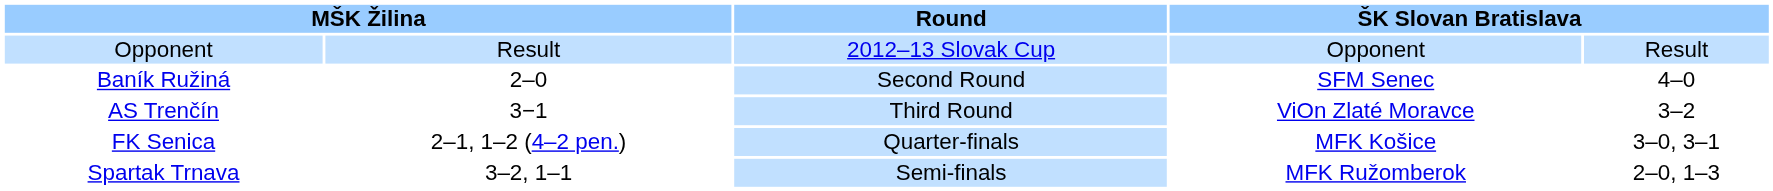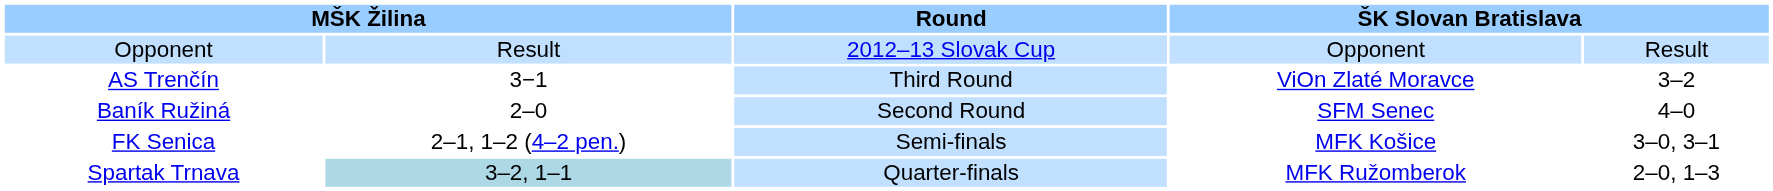rows swapped: (164, 80) <-> (164, 110)
(951, 141) Quarter-finals -> (951, 141) Semi-finals
(529, 172) no background -> (529, 172) lightblue background
(951, 172) Semi-finals -> (951, 172) Quarter-finals
